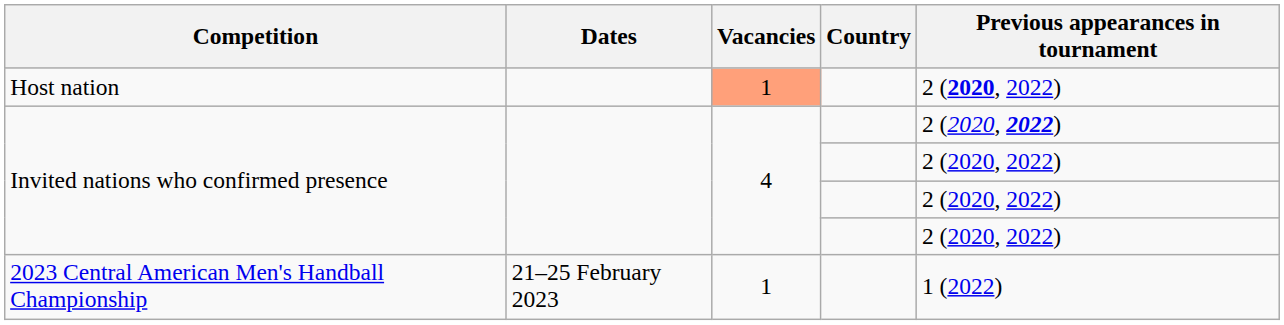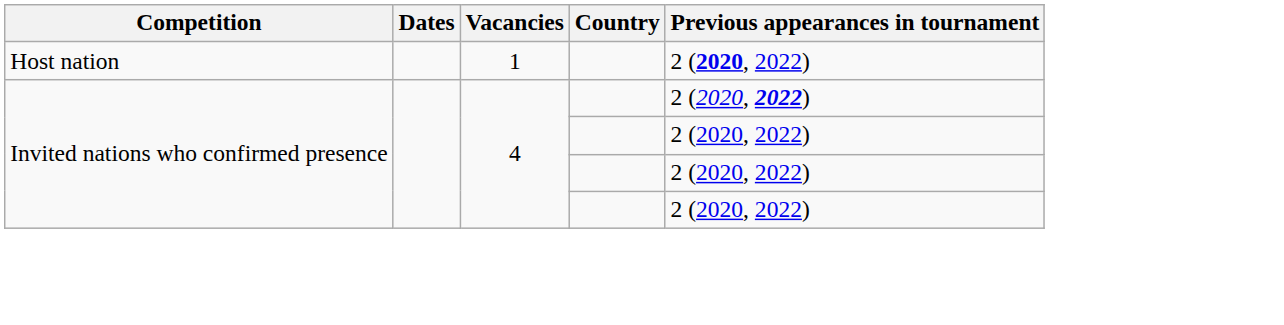(766, 86) lightsalmon background -> (515, 60) no background
- row: (197, 286)
